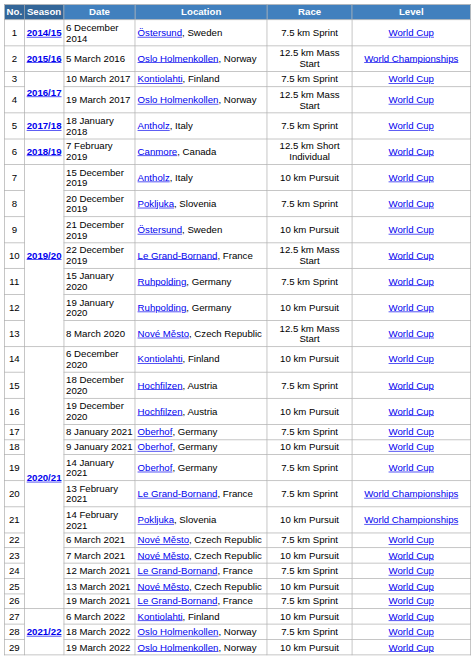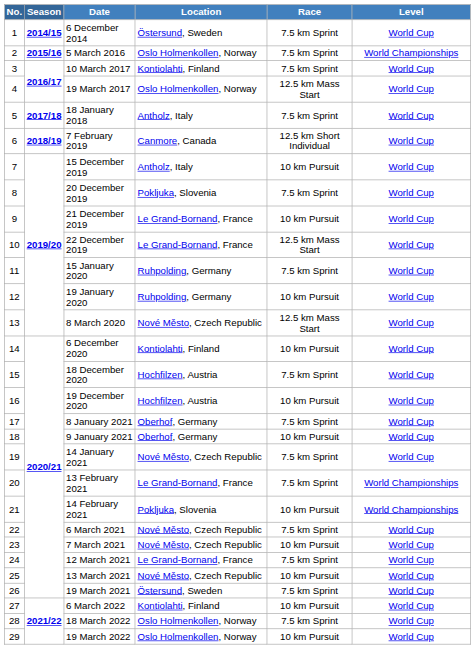(310, 59) 12.5 km Mass Start -> (310, 54) 7.5 km Sprint
(180, 230) Östersund, Sweden -> (195, 219) Le Grand-Bornand, France
(177, 468) Oberhof, Germany -> (200, 457) Nové Město, Czech Republic
(195, 602) Le Grand-Bornand, France -> (180, 591) Östersund, Sweden
